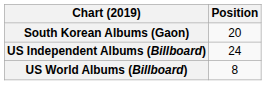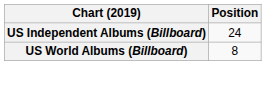- row: (107, 32)
